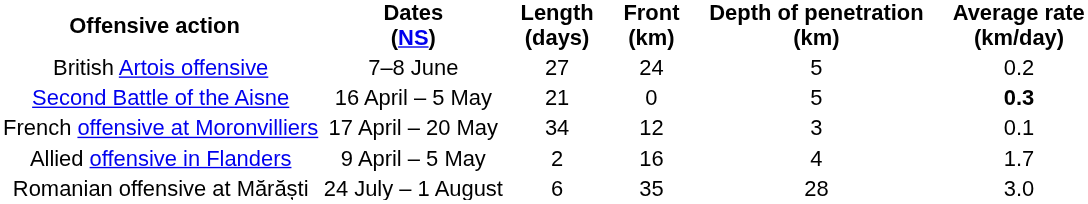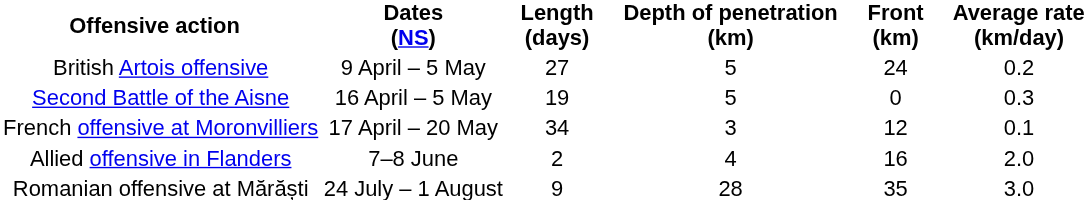columns swapped: (651, 25) <-> (816, 25)
(413, 68) 7–8 June -> (413, 68) 9 April – 5 May
(557, 98) 21 -> (557, 98) 19
(1019, 98) bold -> (1019, 98) normal
(413, 158) 9 April – 5 May -> (413, 158) 7–8 June
(1019, 158) 1.7 -> (1019, 158) 2.0
(557, 188) 6 -> (557, 188) 9
